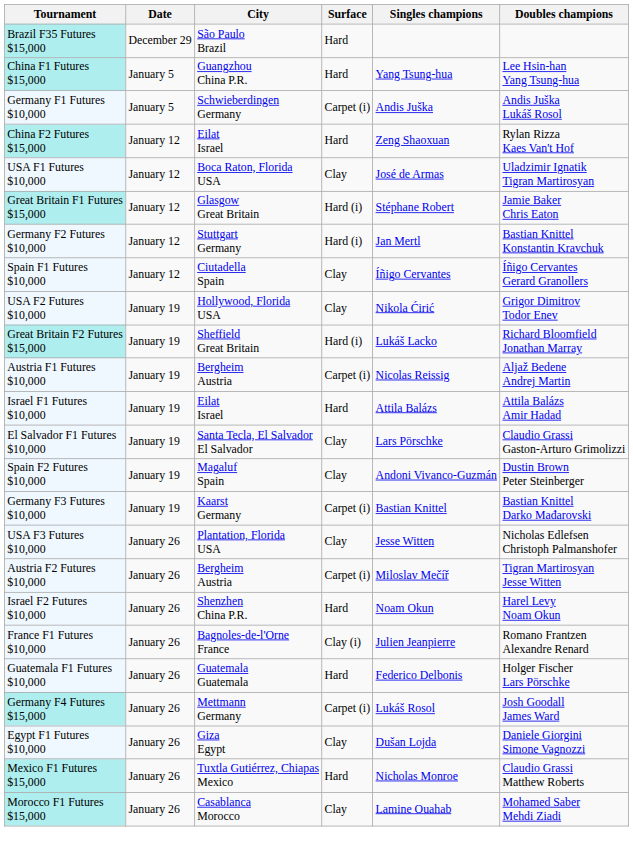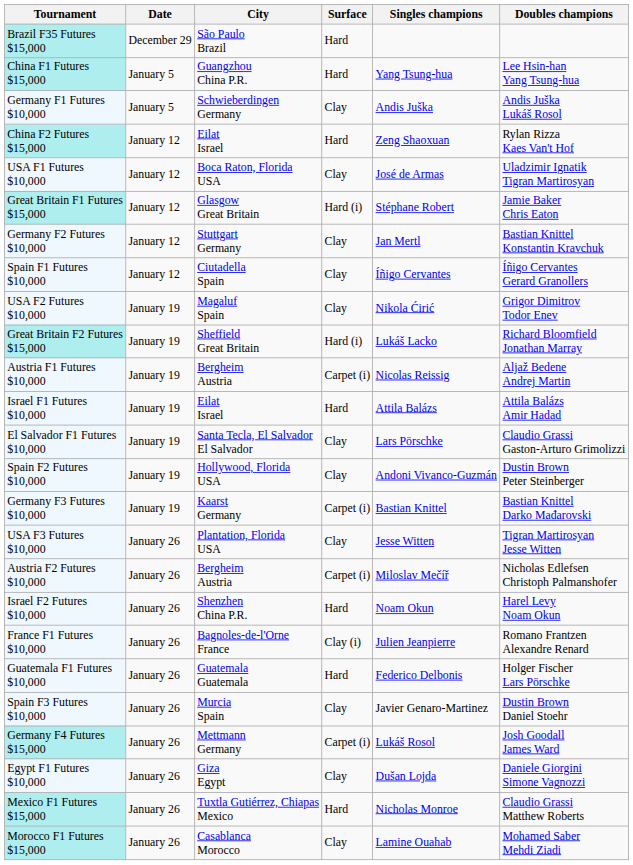(347, 107) Carpet (i) -> (336, 107) Clay
(343, 241) Hard (i) -> (336, 241) Clay
(244, 308) Hollywood, Florida USA -> (217, 308) Magaluf Spain
(217, 475) Magaluf Spain -> (244, 475) Hollywood, Florida USA
(560, 542) Nicholas Edlefsen Christoph Palmanshofer -> (548, 542) Tigran Martirosyan Jesse Witten
(548, 575) Tigran Martirosyan Jesse Witten -> (560, 575) Nicholas Edlefsen Christoph Palmanshofer
+ row: (48, 709)
